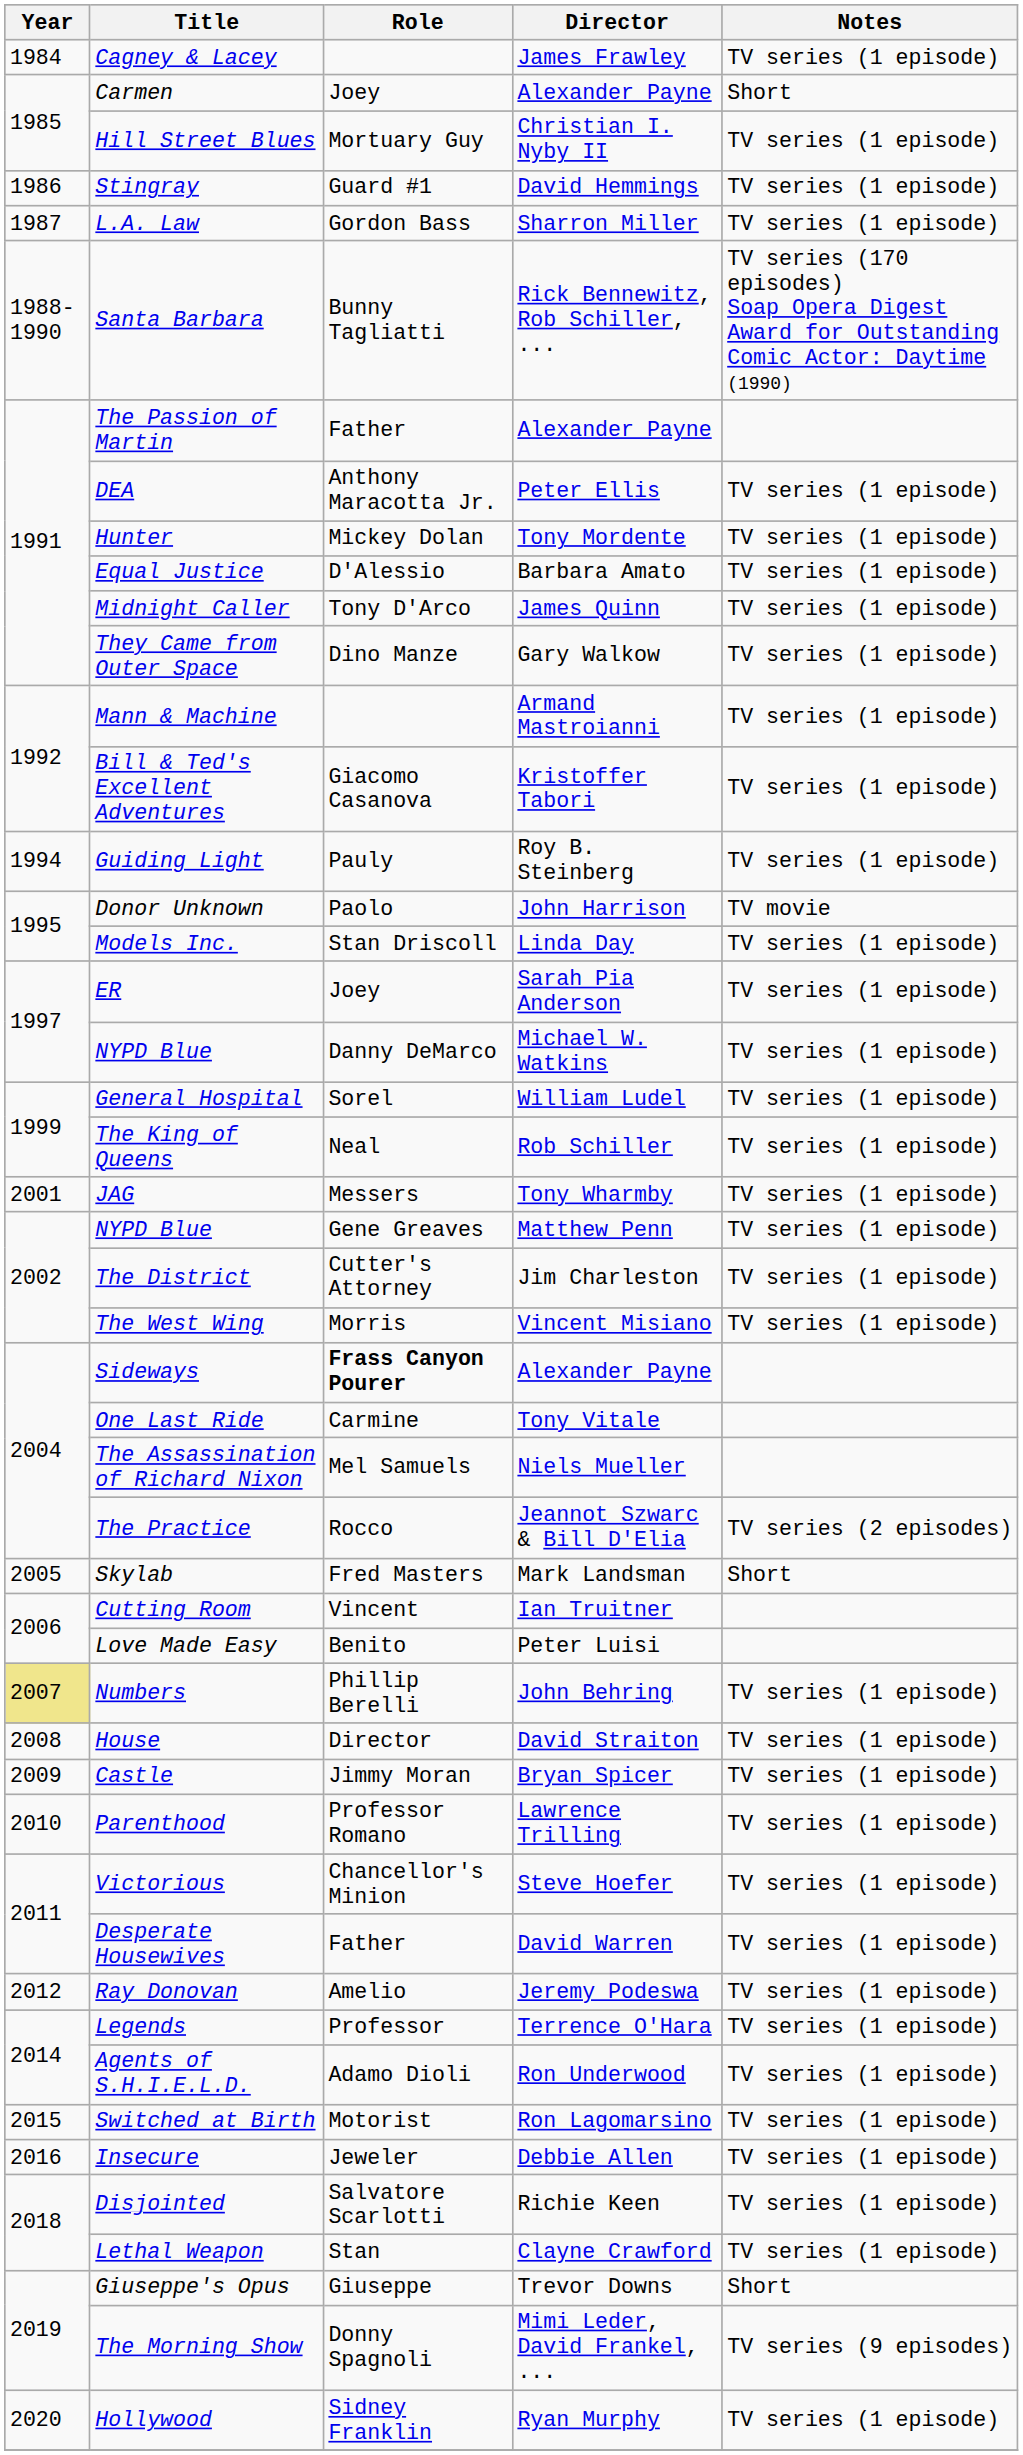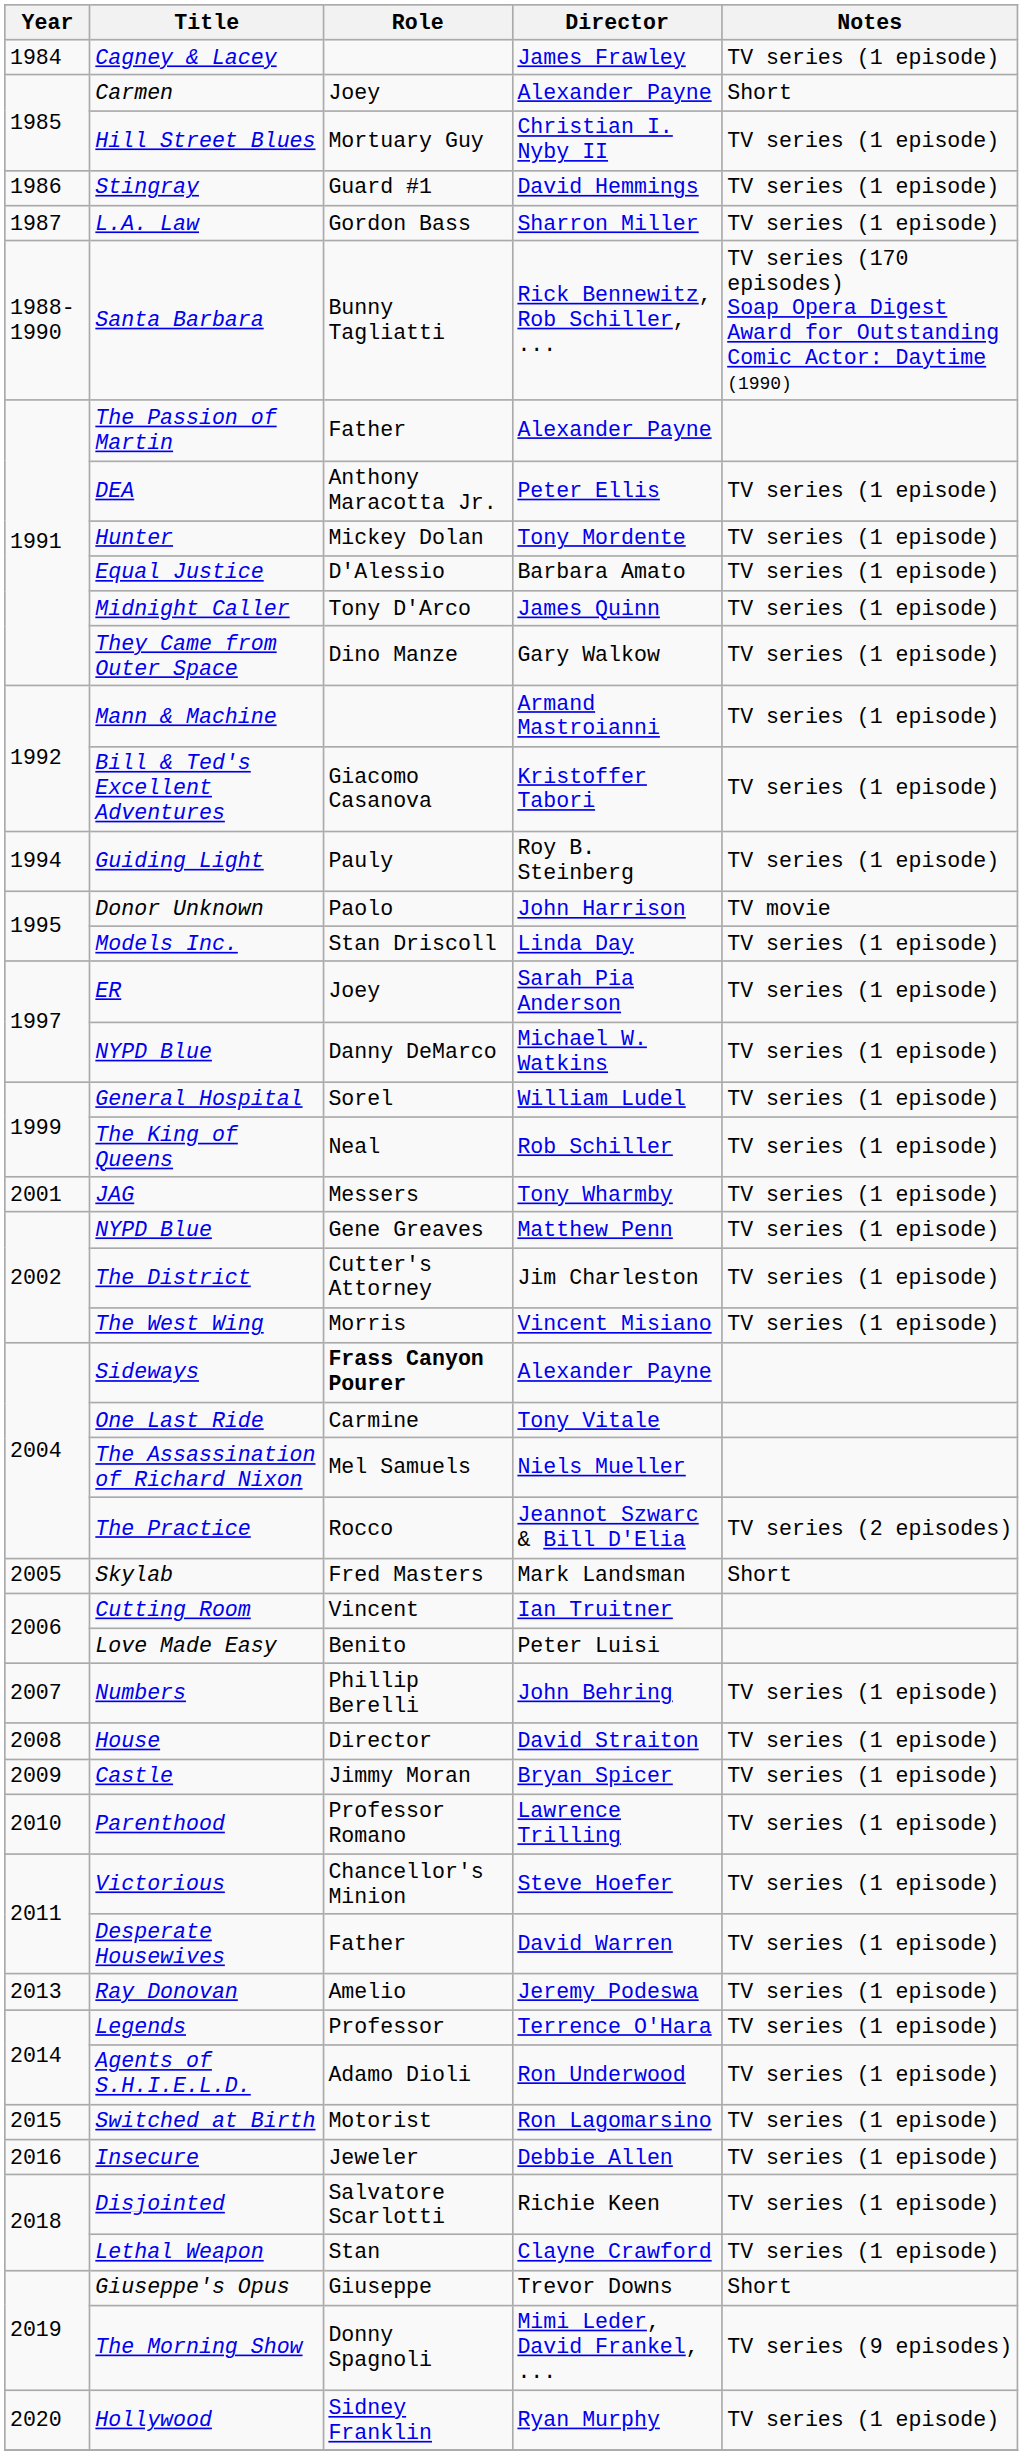(36, 1694) khaki background -> (36, 1694) no background
(36, 1992) 2012 -> (36, 1992) 2013
